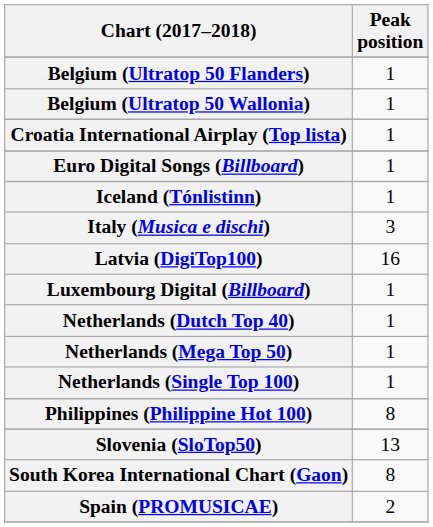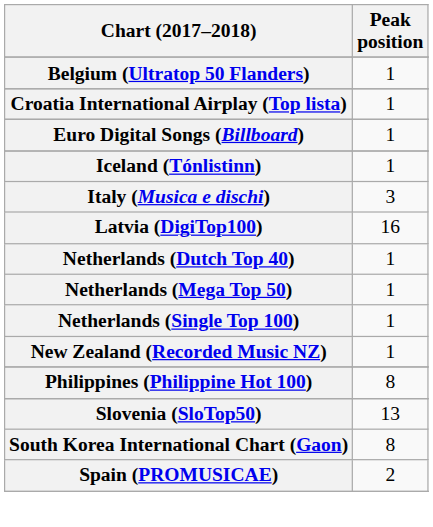- row: (179, 103)
- row: (179, 289)
+ row: (179, 351)
